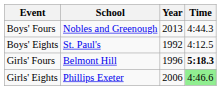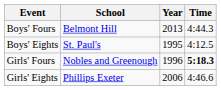(110, 28) Nobles and Greenough -> (90, 28) Belmont Hill
(172, 45) 1992 -> (172, 45) 1995
(90, 61) Belmont Hill -> (110, 61) Nobles and Greenough
(200, 77) lightgreen background -> (200, 77) no background
